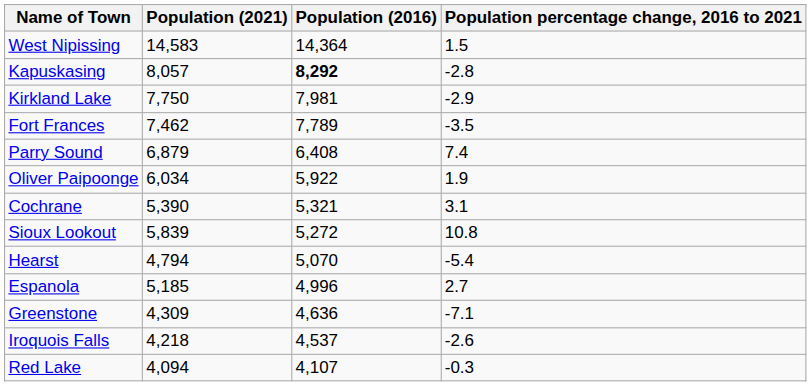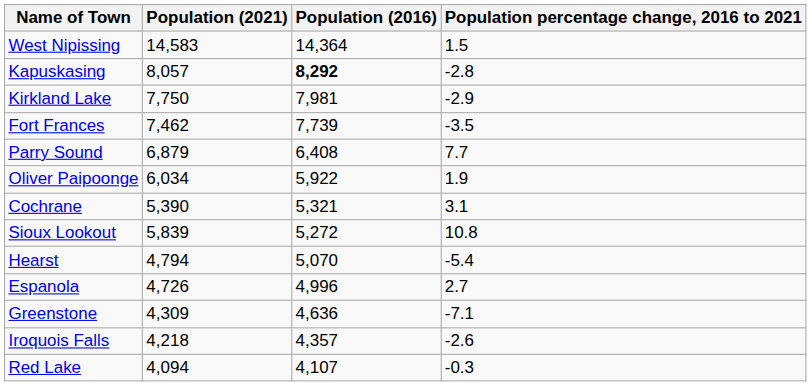(317, 125) 7,789 -> (317, 125) 7,739
(457, 152) 7.4 -> (457, 152) 7.7
(168, 286) 5,185 -> (168, 286) 4,726
(317, 340) 4,537 -> (317, 340) 4,357
